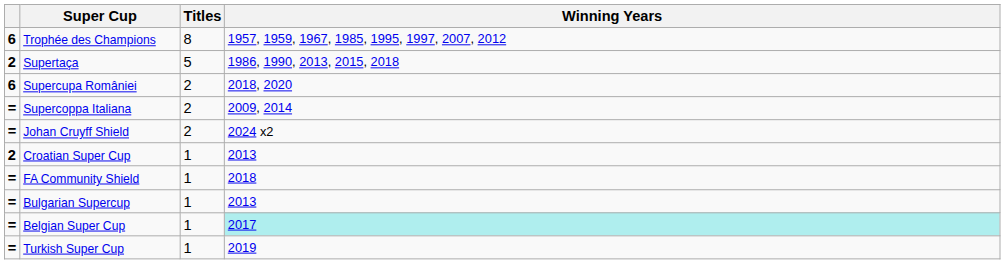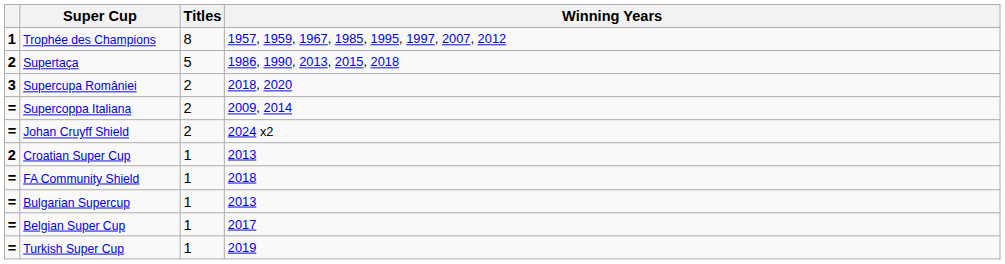(12, 39) 6 -> (12, 39) 1
(12, 86) 6 -> (12, 86) 3
(242, 224) paleturquoise background -> (242, 224) no background
